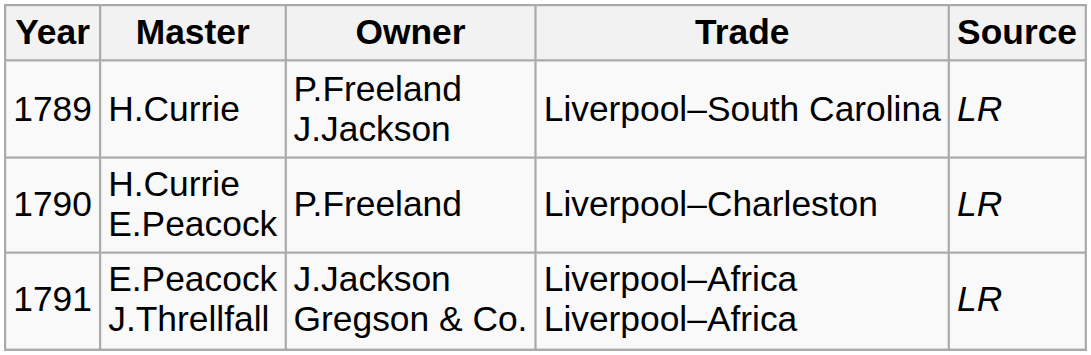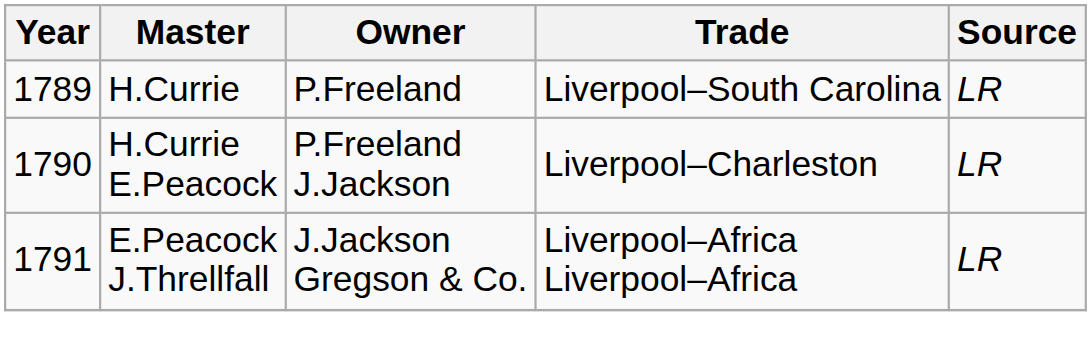(378, 108) P.Freeland J.Jackson -> (378, 88) P.Freeland
(378, 204) P.Freeland -> (378, 164) P.Freeland J.Jackson
